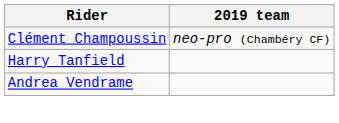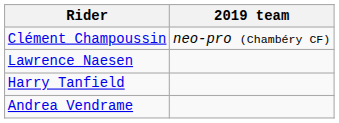+ row: (70, 61)
